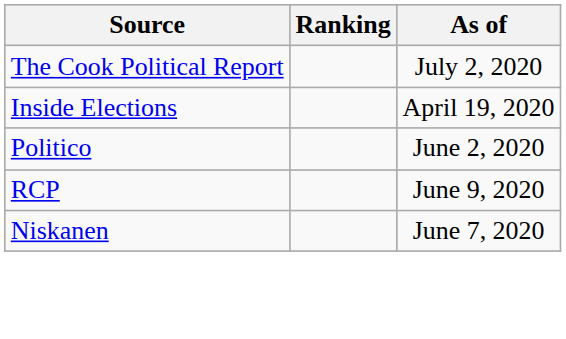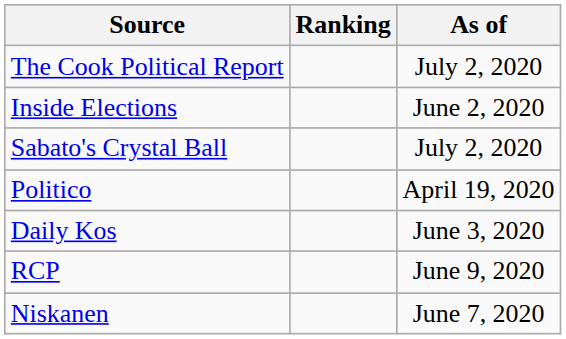(479, 107) April 19, 2020 -> (479, 107) June 2, 2020
+ row: (119, 148)
(479, 148) June 2, 2020 -> (479, 189) April 19, 2020
+ row: (64, 230)
